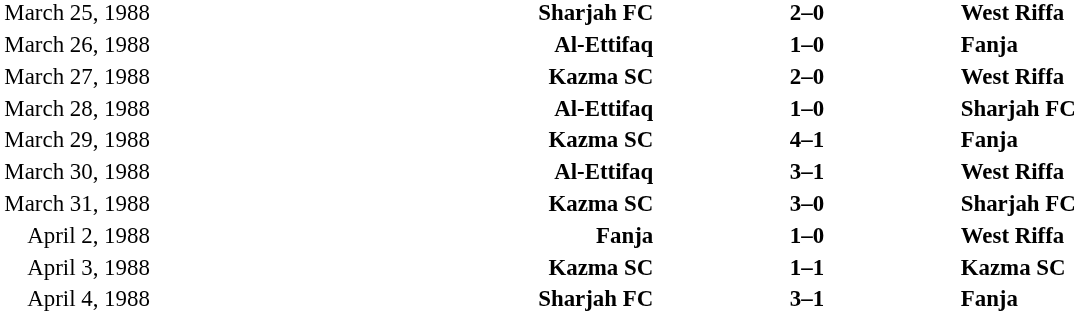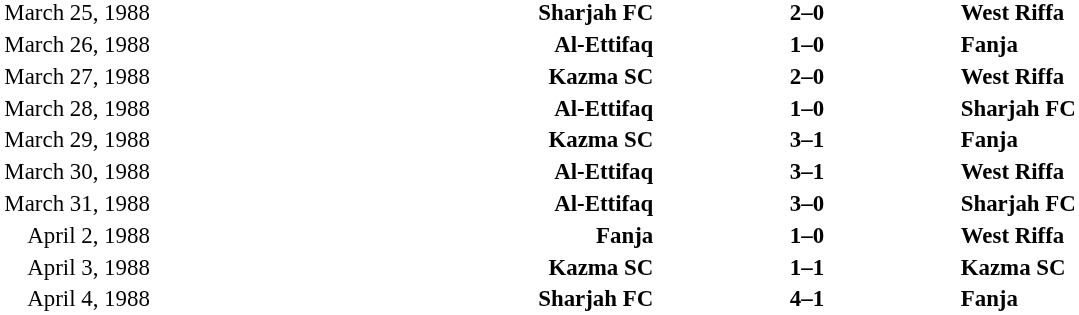(807, 139) 4–1 -> (807, 139) 3–1
(601, 203) Kazma SC -> (604, 203) Al-Ettifaq
(807, 298) 3–1 -> (807, 298) 4–1
